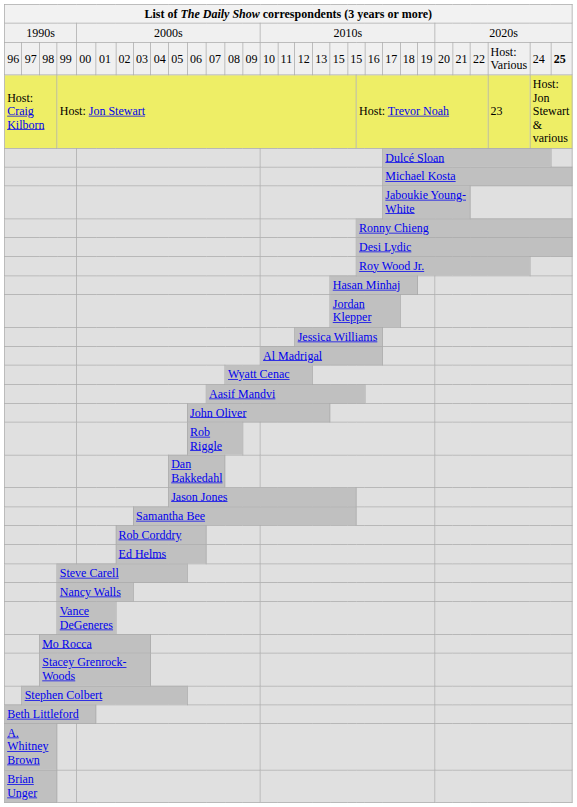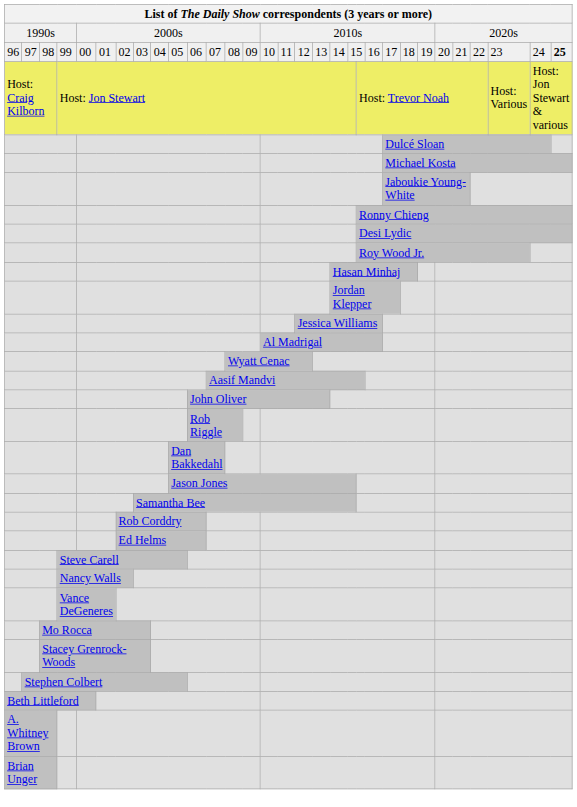(339, 58) 15 -> (339, 52) 14
(509, 58) Host: Various -> (497, 52) 23
(497, 111) 23 -> (509, 98) Host: Various
